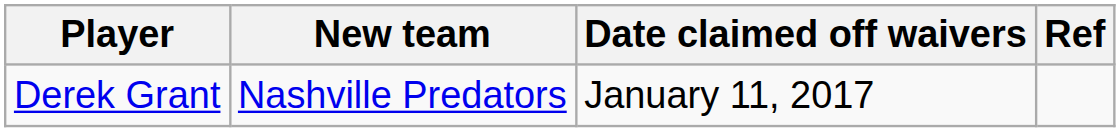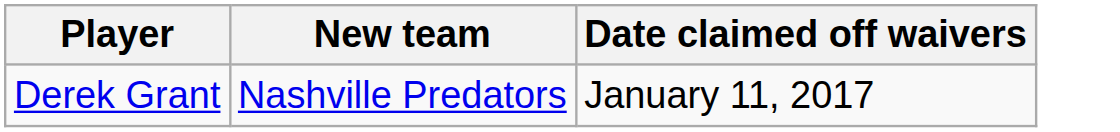- column: (1075, 34)
